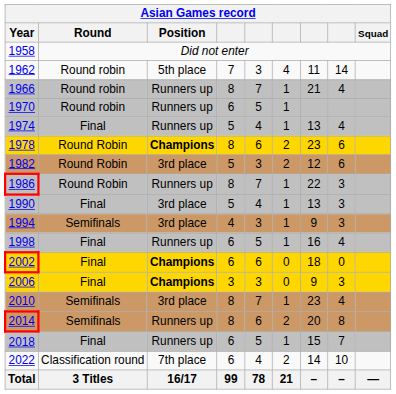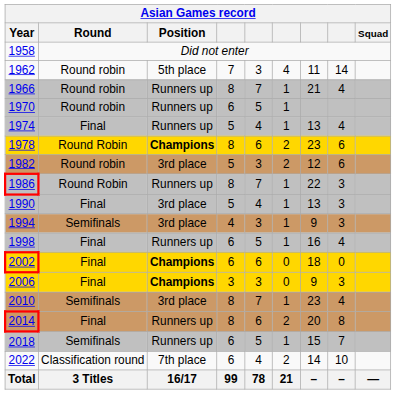(93, 164) Round Robin -> (93, 164) Round robin
(93, 321) Semifinals -> (93, 321) Final
(93, 341) Final -> (93, 341) Semifinals
